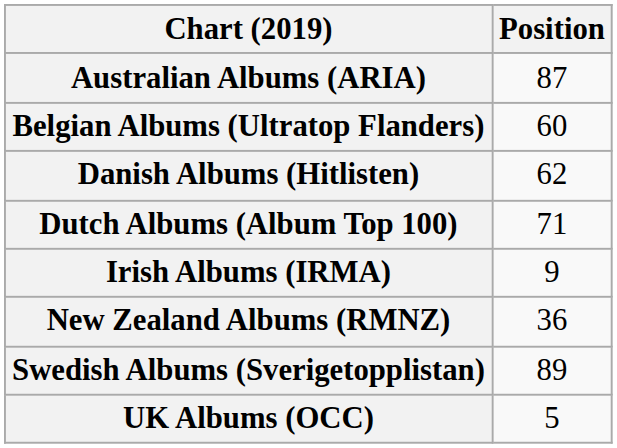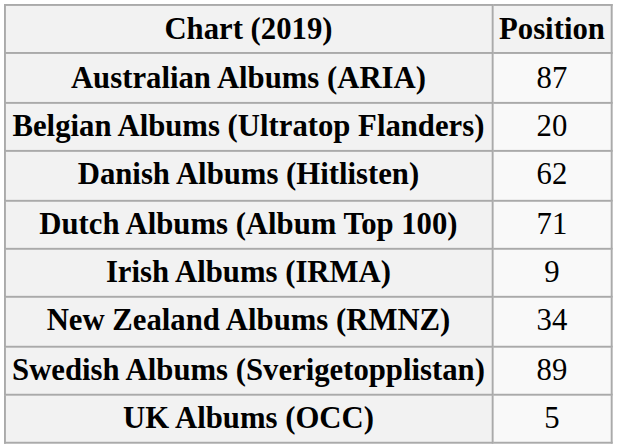(552, 126) 60 -> (552, 126) 20
(552, 321) 36 -> (552, 321) 34
